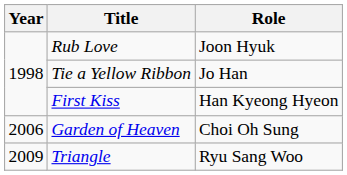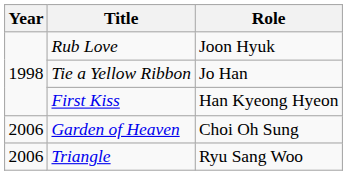(26, 156) 2009 -> (26, 156) 2006
